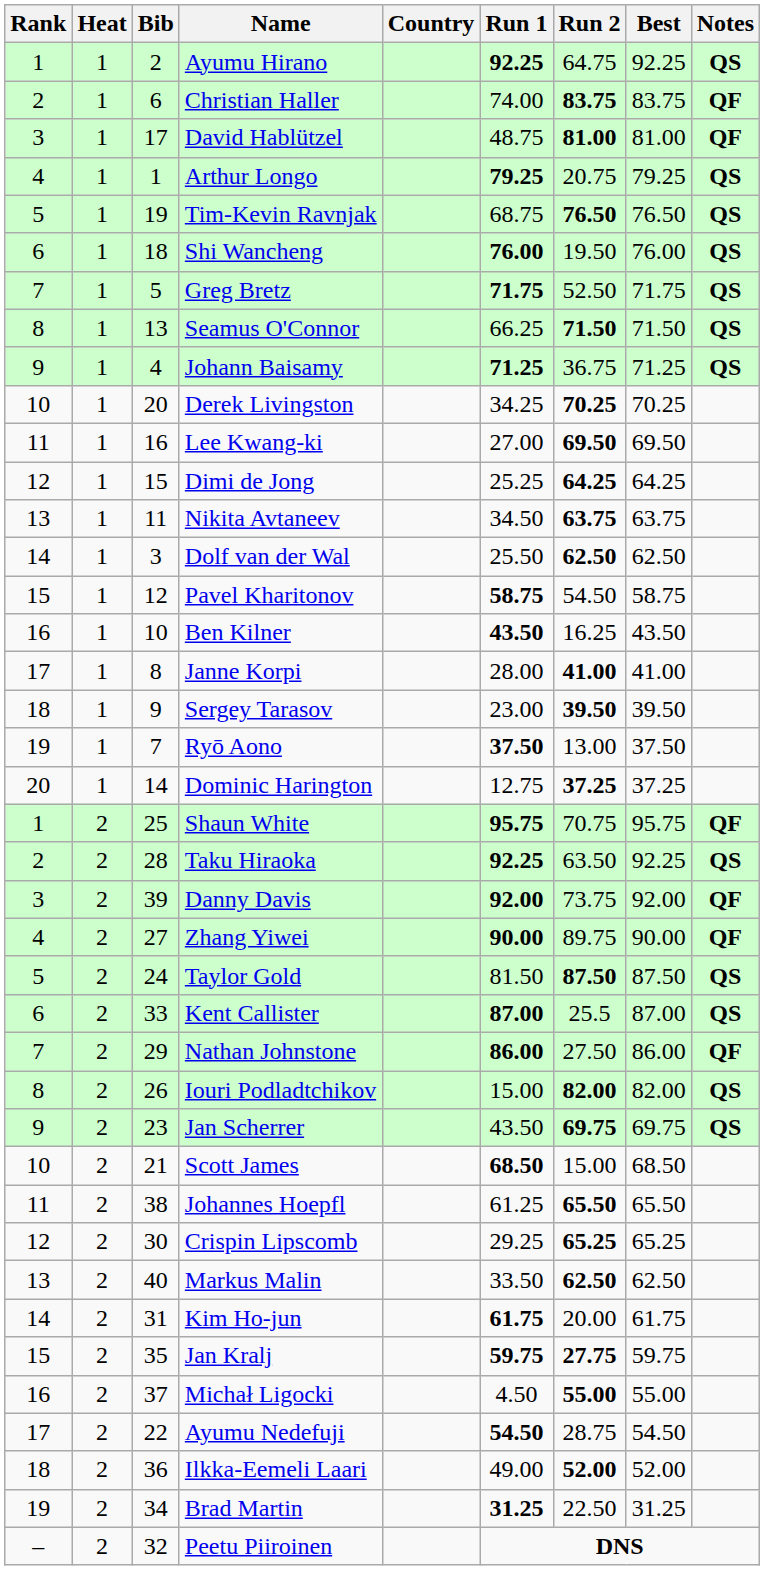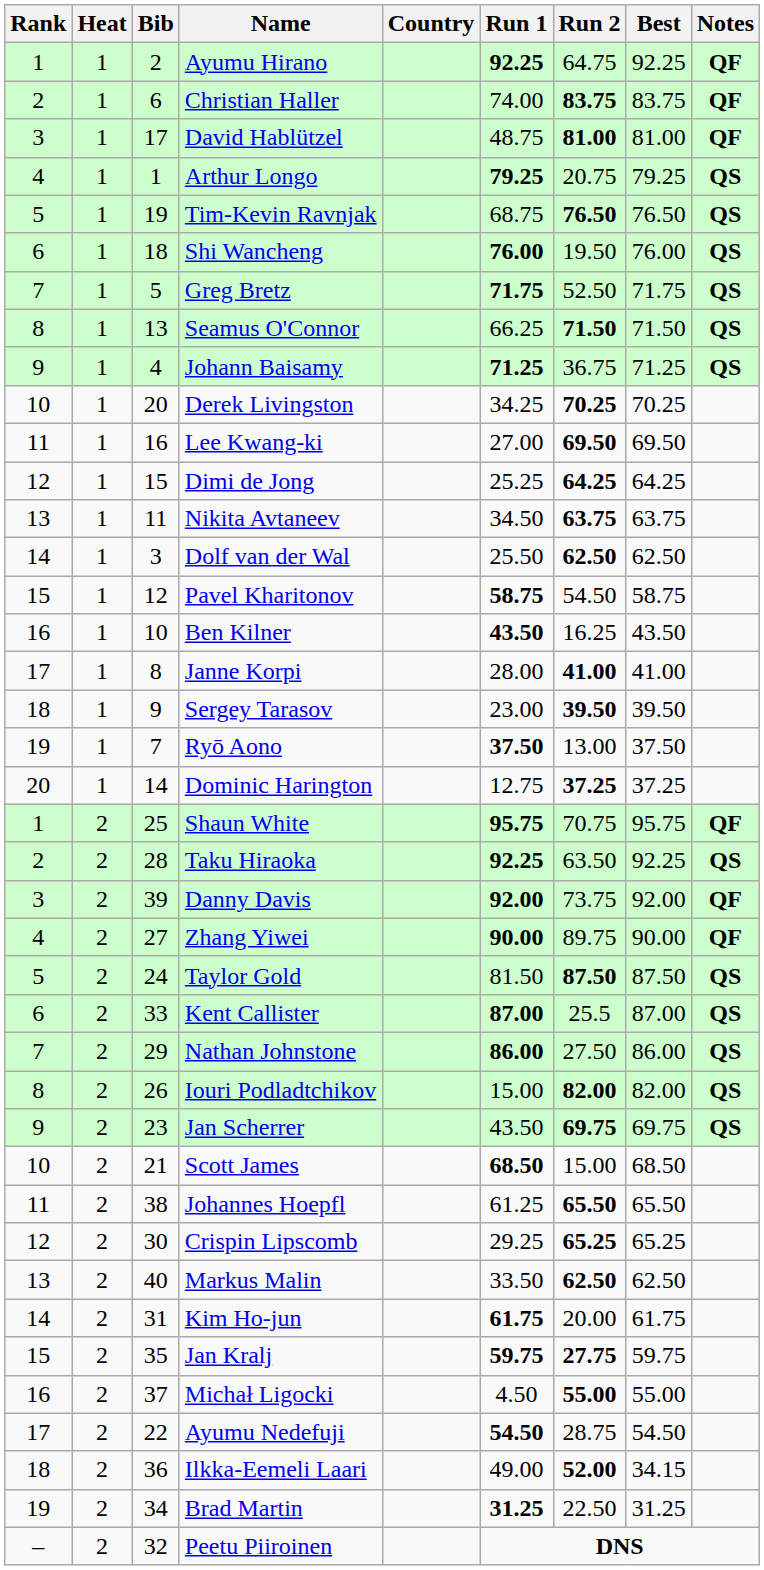(725, 61) QS -> (725, 61) QF
(725, 1051) QF -> (725, 1051) QS
(659, 1469) 52.00 -> (659, 1469) 34.15
